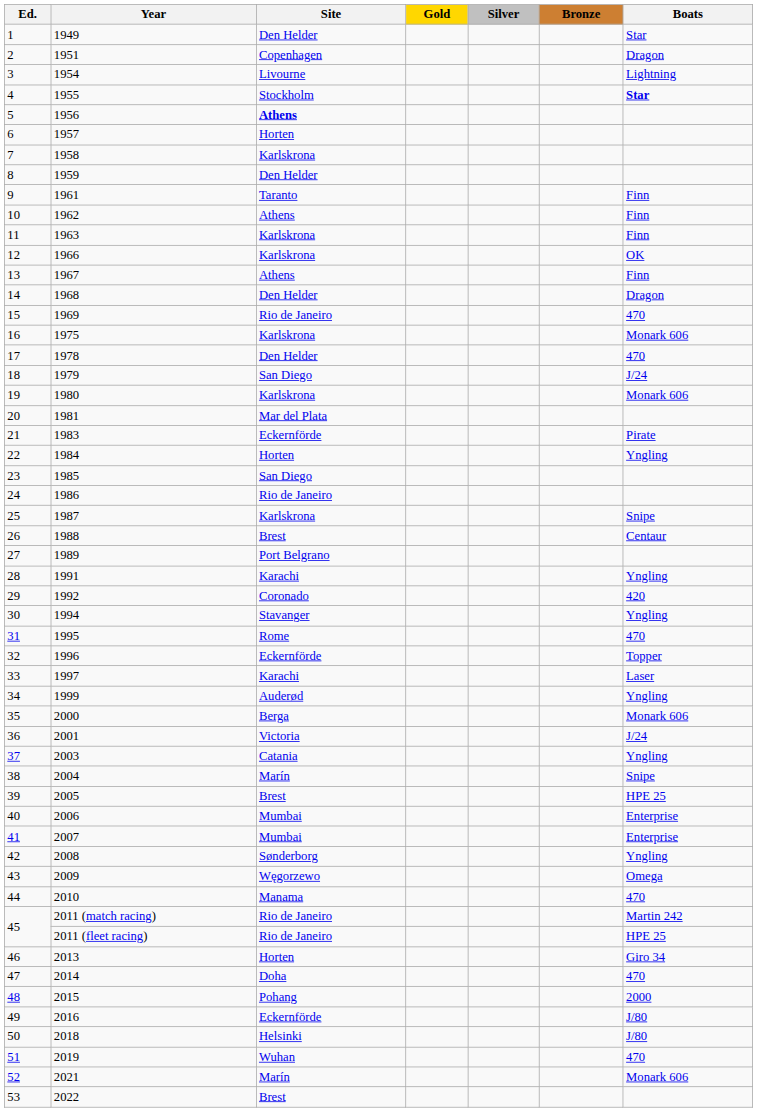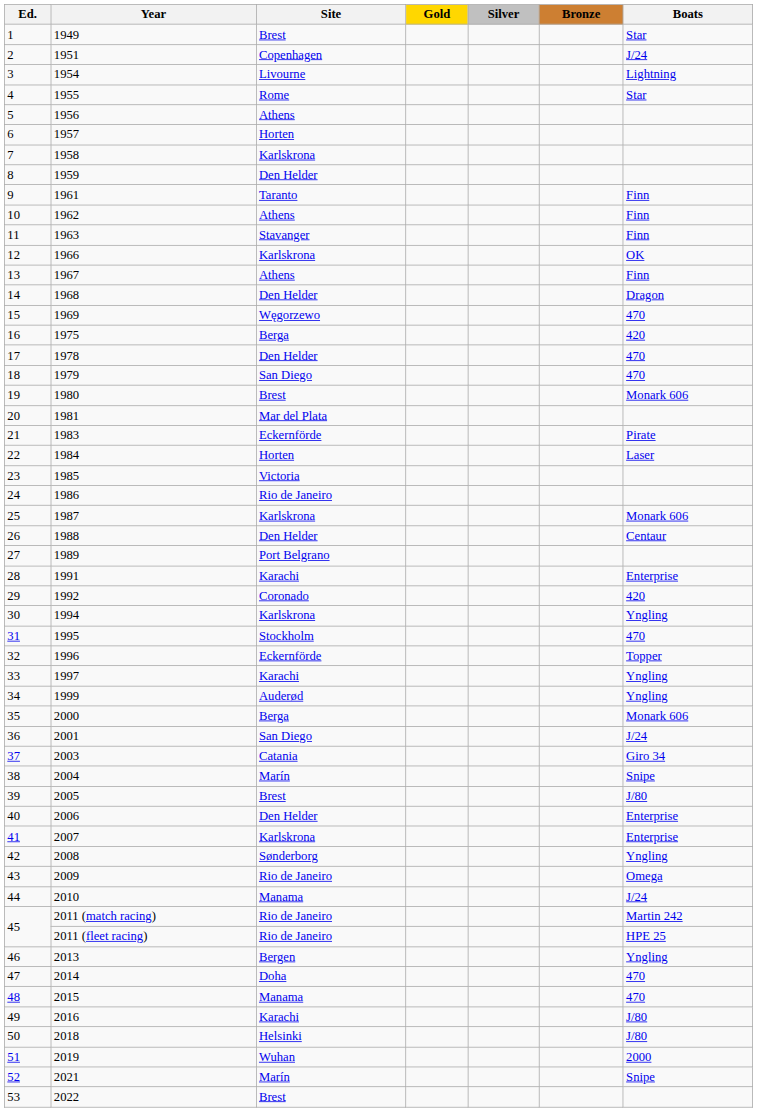(288, 34) Den Helder -> (272, 34) Brest
(645, 54) Dragon -> (637, 54) J/24
(286, 94) Stockholm -> (274, 94) Rome
(638, 94) bold -> (636, 94) normal
(278, 114) bold -> (277, 114) normal
(287, 235) Karlskrona -> (284, 235) Stavanger
(295, 315) Rio de Janeiro -> (290, 315) Węgorzewo
(287, 335) Karlskrona -> (274, 335) Berga
(657, 335) Monark 606 -> (636, 335) 420
(637, 375) J/24 -> (636, 375) 470
(287, 395) Karlskrona -> (272, 395) Brest
(647, 455) Yngling -> (640, 455) Laser
(285, 475) San Diego -> (279, 475) Victoria
(641, 515) Snipe -> (657, 515) Monark 606
(272, 535) Brest -> (288, 535) Den Helder
(647, 575) Yngling -> (652, 575) Enterprise
(284, 615) Stavanger -> (287, 615) Karlskrona
(274, 635) Rome -> (286, 635) Stockholm
(640, 676) Laser -> (647, 676) Yngling
(279, 736) Victoria -> (285, 736) San Diego
(647, 756) Yngling -> (646, 756) Giro 34
(646, 796) HPE 25 -> (637, 796) J/80
(280, 816) Mumbai -> (288, 816) Den Helder
(280, 836) Mumbai -> (287, 836) Karlskrona
(290, 876) Węgorzewo -> (295, 876) Rio de Janeiro
(636, 896) 470 -> (637, 896) J/24
(277, 956) Horten -> (277, 956) Bergen
(646, 956) Giro 34 -> (647, 956) Yngling
(278, 996) Pohang -> (281, 996) Manama
(639, 996) 2000 -> (636, 996) 470
(290, 1016) Eckernförde -> (279, 1016) Karachi
(636, 1056) 470 -> (639, 1056) 2000
(657, 1076) Monark 606 -> (641, 1076) Snipe
